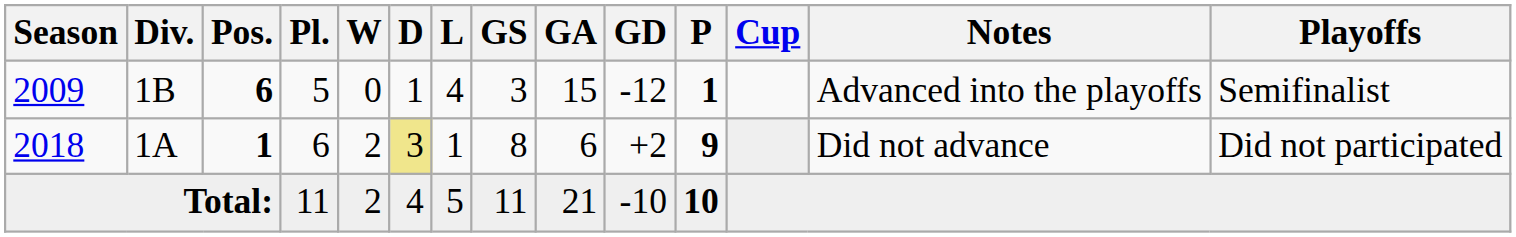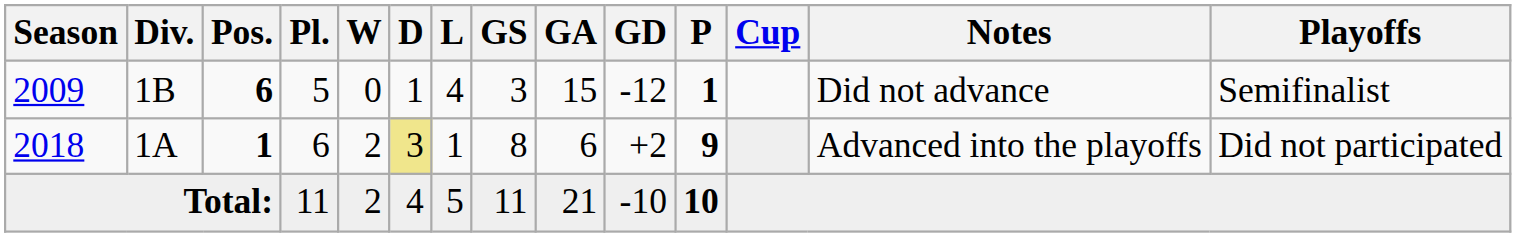(1009, 88) Advanced into the playoffs -> (933, 88) Did not advance
(933, 145) Did not advance -> (1009, 145) Advanced into the playoffs
